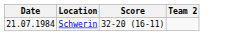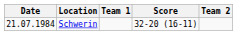+ column: (116, 11)
